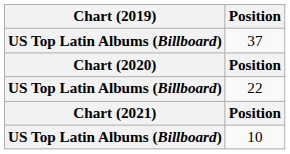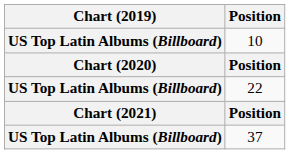rows swapped: (255, 137) <-> (255, 40)
